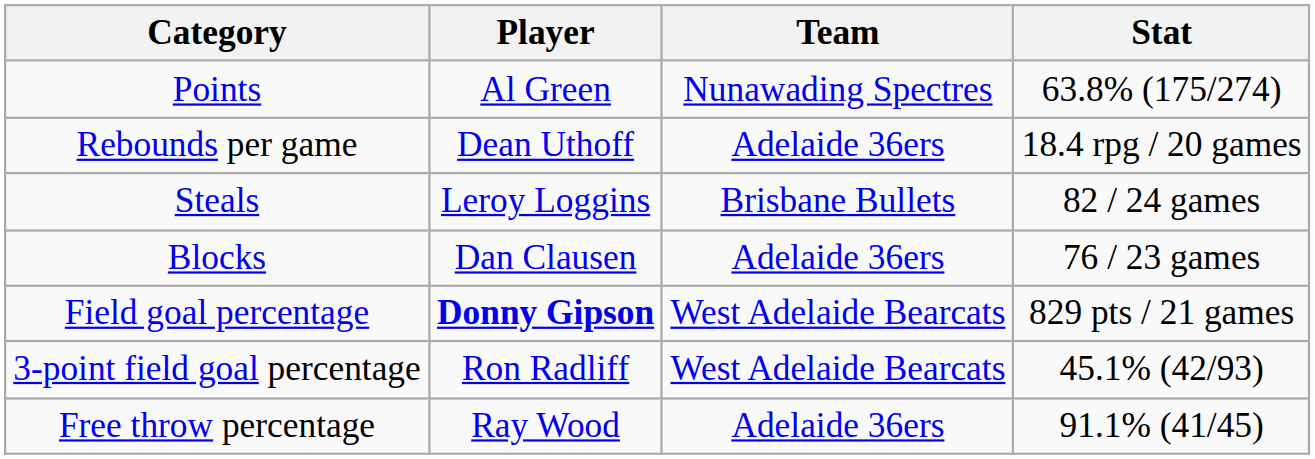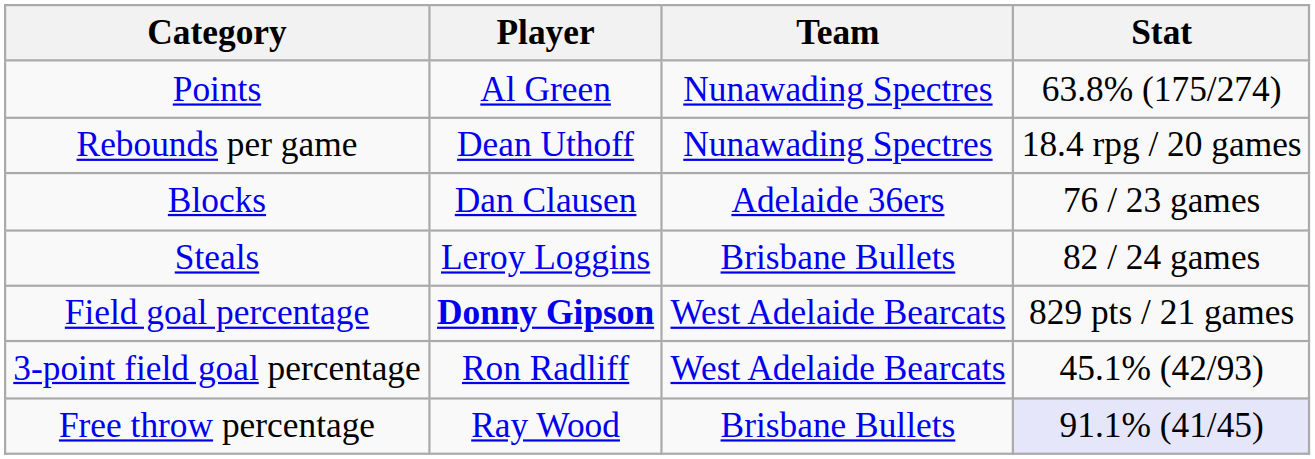(838, 144) Adelaide 36ers -> (838, 144) Nunawading Spectres
rows swapped: (217, 200) <-> (217, 256)
(838, 425) Adelaide 36ers -> (838, 425) Brisbane Bullets
(1162, 425) no background -> (1162, 425) lavender background
